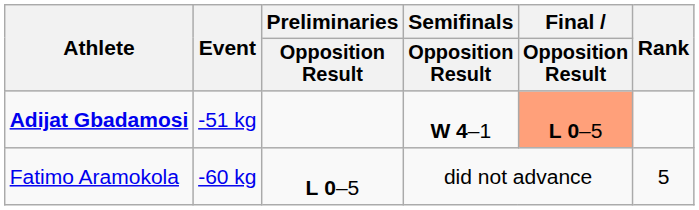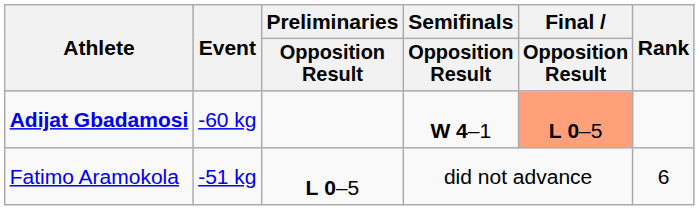(227, 120) -51 kg -> (227, 120) -60 kg
(227, 176) -60 kg -> (227, 176) -51 kg
(664, 176) 5 -> (664, 176) 6
